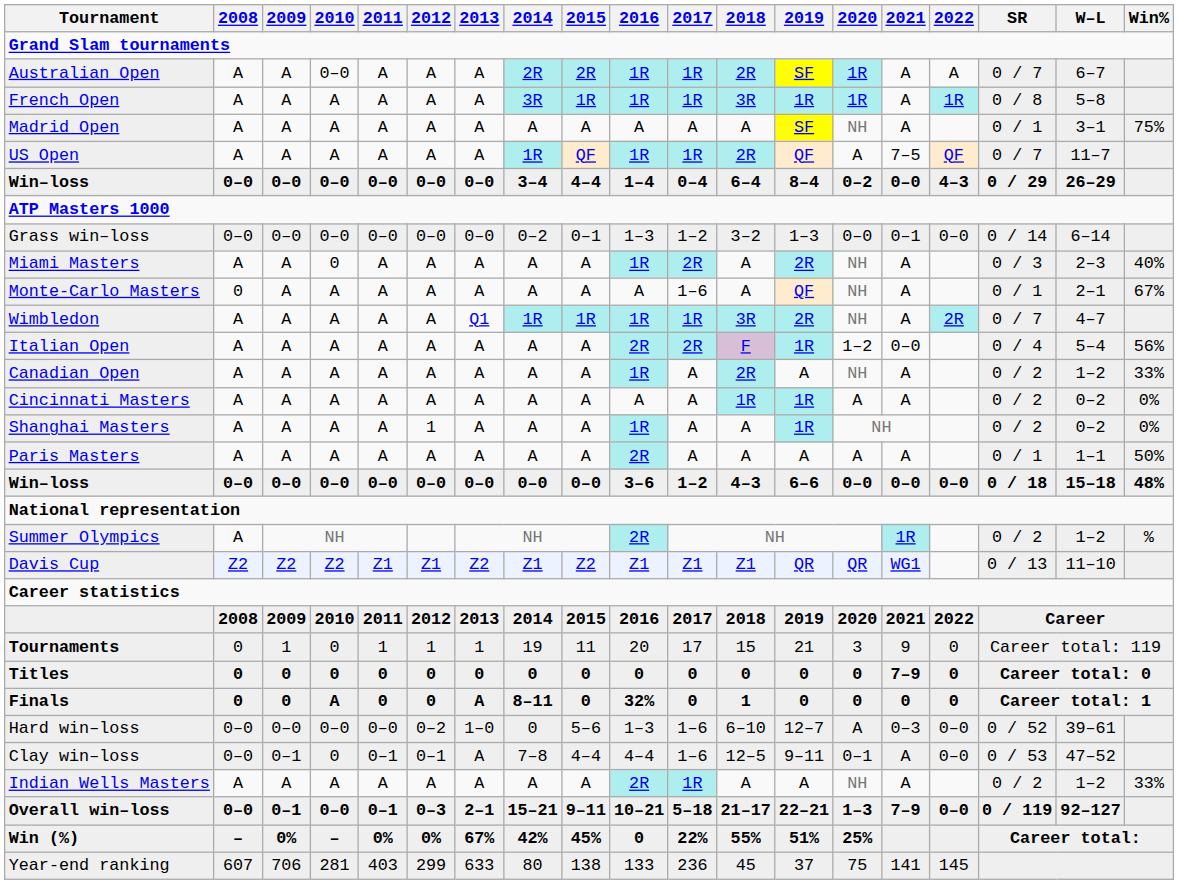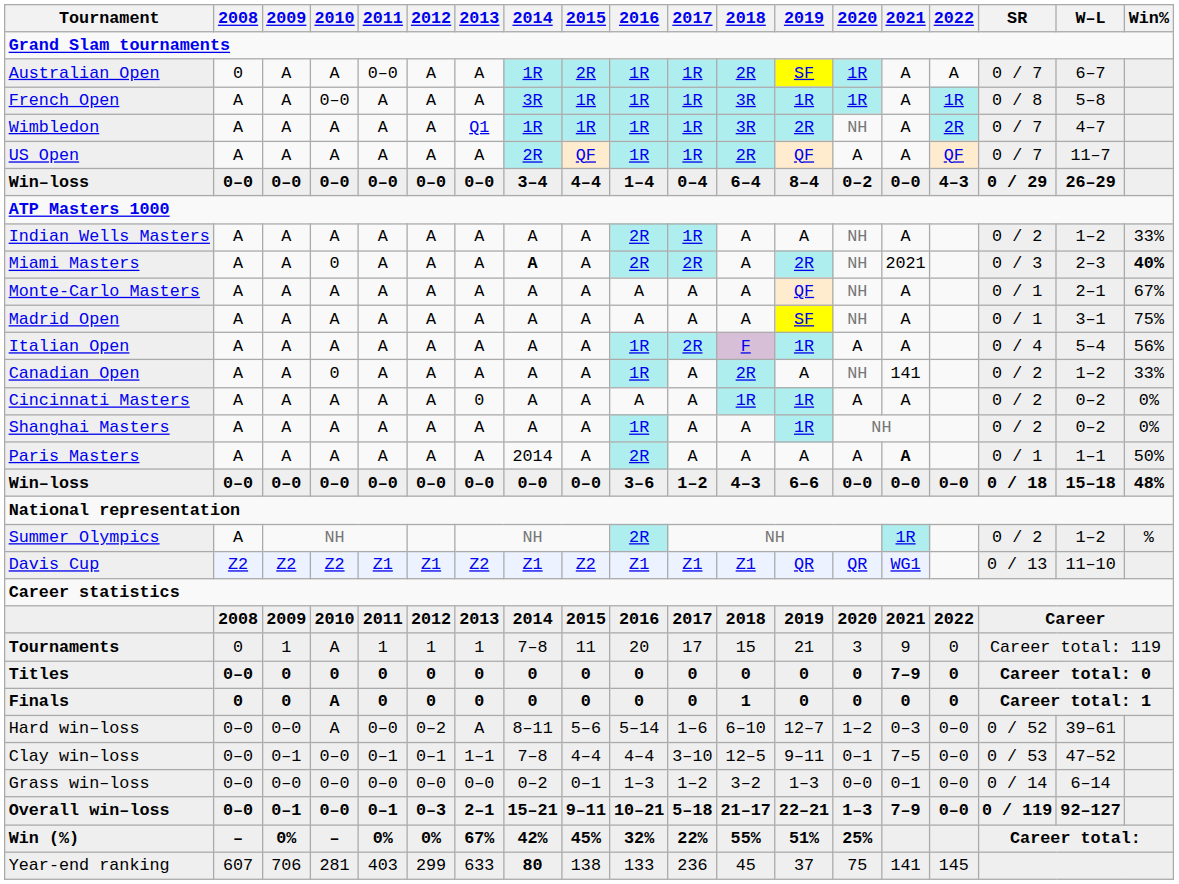(238, 73) A -> (238, 73) 0
(335, 73) 0–0 -> (335, 73) A
(383, 73) A -> (383, 73) 0–0
(533, 73) 2R -> (533, 73) 1R
(335, 100) A -> (335, 100) 0–0
rows swapped: (54, 319) <-> (64, 128)
(533, 155) 1R -> (533, 155) 2R
(906, 155) 7–5 -> (906, 155) A
rows swapped: (109, 784) <-> (79, 237)
(533, 264) normal -> (533, 264) bold
(639, 264) 1R -> (639, 264) 2R
(906, 264) A -> (906, 264) 2021
(1149, 264) normal -> (1149, 264) bold
(238, 292) 0 -> (238, 292) A
(692, 292) 1–6 -> (692, 292) A
(639, 346) 2R -> (639, 346) 1R
(857, 346) 1–2 -> (857, 346) A
(906, 346) 0–0 -> (906, 346) A
(335, 374) A -> (335, 374) 0
(906, 374) A -> (906, 374) 141
(479, 401) A -> (479, 401) 0
(431, 428) 1 -> (431, 428) A
(533, 456) A -> (533, 456) 2014
(906, 456) normal -> (906, 456) bold
(335, 647) 0 -> (335, 647) A
(533, 647) 19 -> (533, 647) 7–8
(238, 674) 0 -> (238, 674) 0–0
(479, 702) A -> (479, 702) 0
(533, 702) 8–11 -> (533, 702) 0
(639, 702) 32% -> (639, 702) 0
(335, 729) 0–0 -> (335, 729) A
(479, 729) 1–0 -> (479, 729) A
(533, 729) 0 -> (533, 729) 8–11
(639, 729) 1–3 -> (639, 729) 5–14
(857, 729) A -> (857, 729) 1–2
(335, 756) 0 -> (335, 756) 0–0
(479, 756) A -> (479, 756) 1–1
(692, 756) 1–6 -> (692, 756) 3–10
(906, 756) A -> (906, 756) 7–5
(639, 838) 0 -> (639, 838) 32%
(533, 866) normal -> (533, 866) bold
